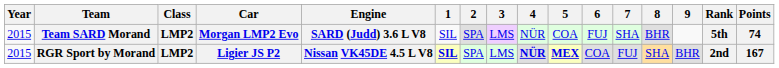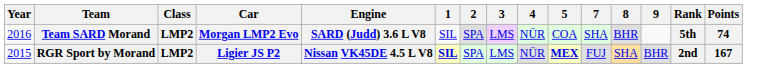- column: (597, 14)
(19, 34) 2015 -> (19, 34) 2016
(533, 54) bold -> (532, 54) normal
